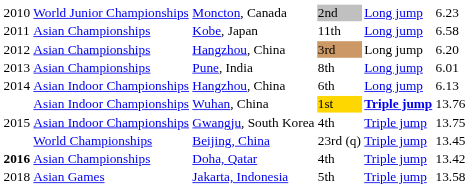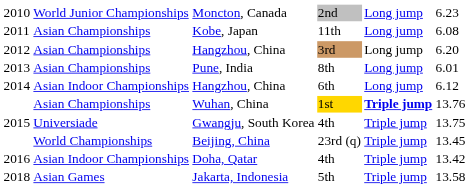(447, 31) 6.58 -> (447, 31) 6.08
(447, 86) 6.13 -> (447, 86) 6.12
(111, 104) Asian Indoor Championships -> (92, 104) Asian Championships
(111, 122) Asian Indoor Championships -> (65, 122) Universiade
(17, 159) bold -> (17, 159) normal
(92, 159) Asian Championships -> (111, 159) Asian Indoor Championships
